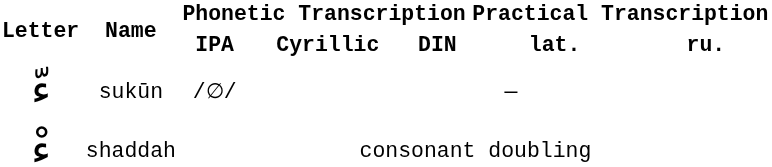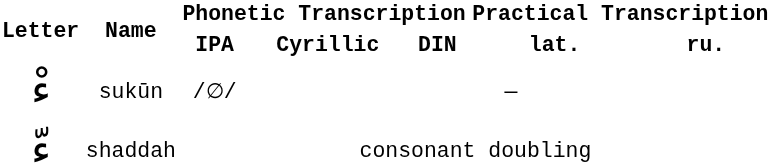(41, 93) ءّ -> (41, 93) ءْ
(41, 152) ءْ -> (41, 152) ءّ
